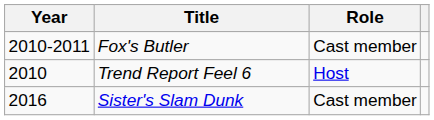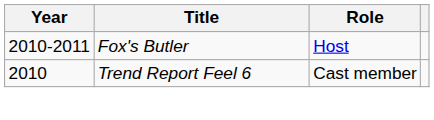(365, 45) Cast member -> (331, 45) Host
(331, 73) Host -> (365, 73) Cast member
- row: (171, 100)
